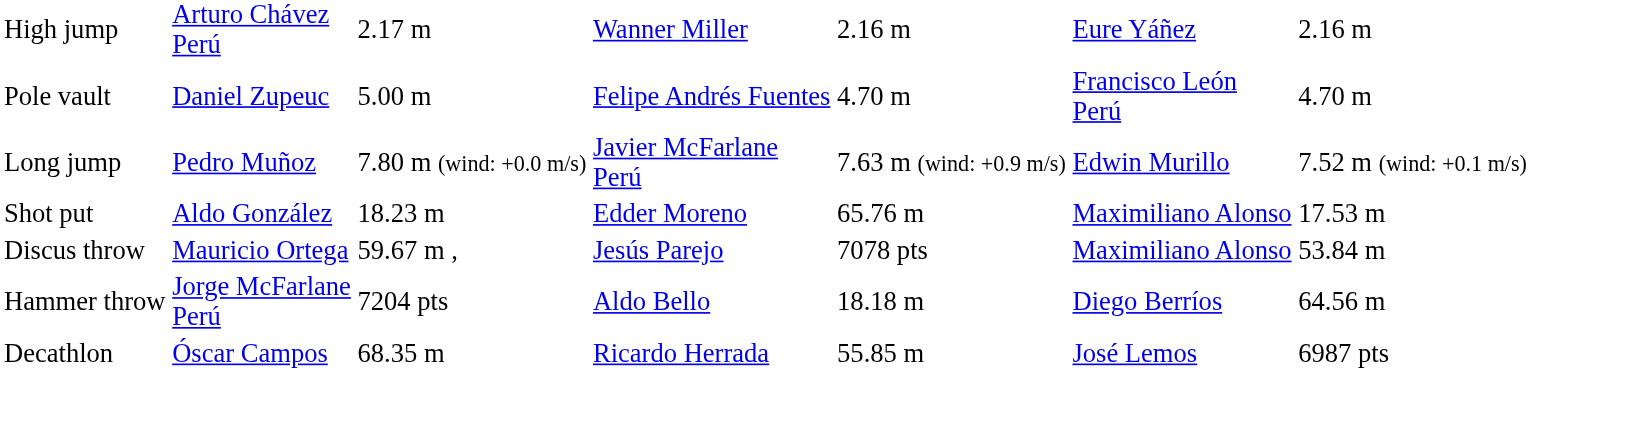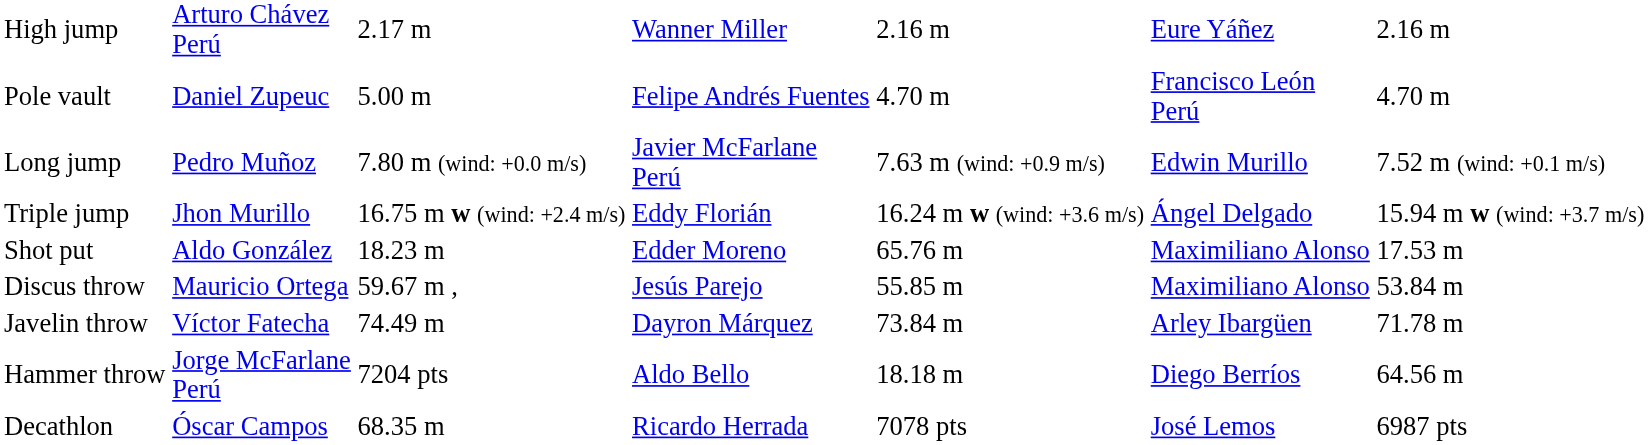+ row: (67, 213)
(882, 250) 7078 pts -> (920, 286) 55.85 m
+ row: (76, 323)
(881, 353) 55.85 m -> (922, 426) 7078 pts
